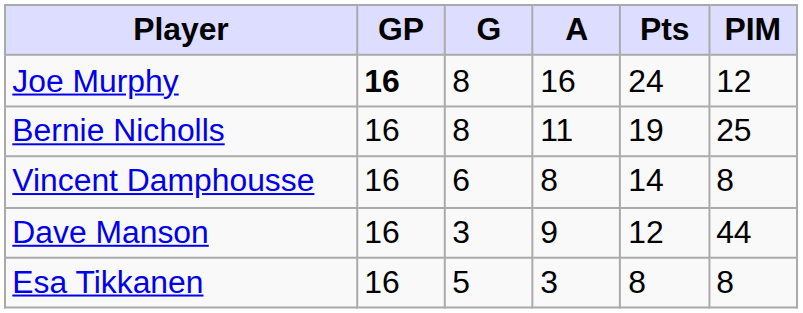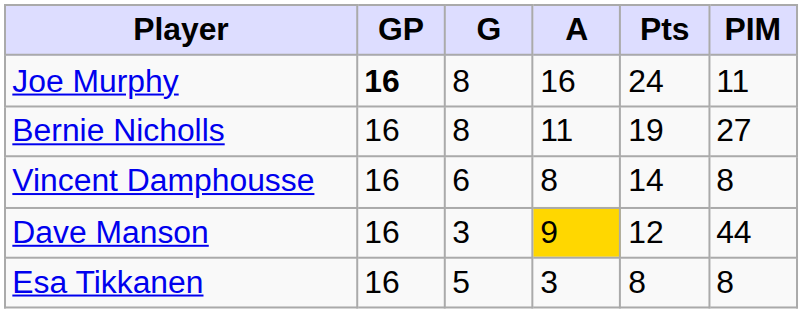(734, 80) 12 -> (733, 80) 11
(734, 130) 25 -> (734, 130) 27
(549, 231) no background -> (549, 231) gold background
